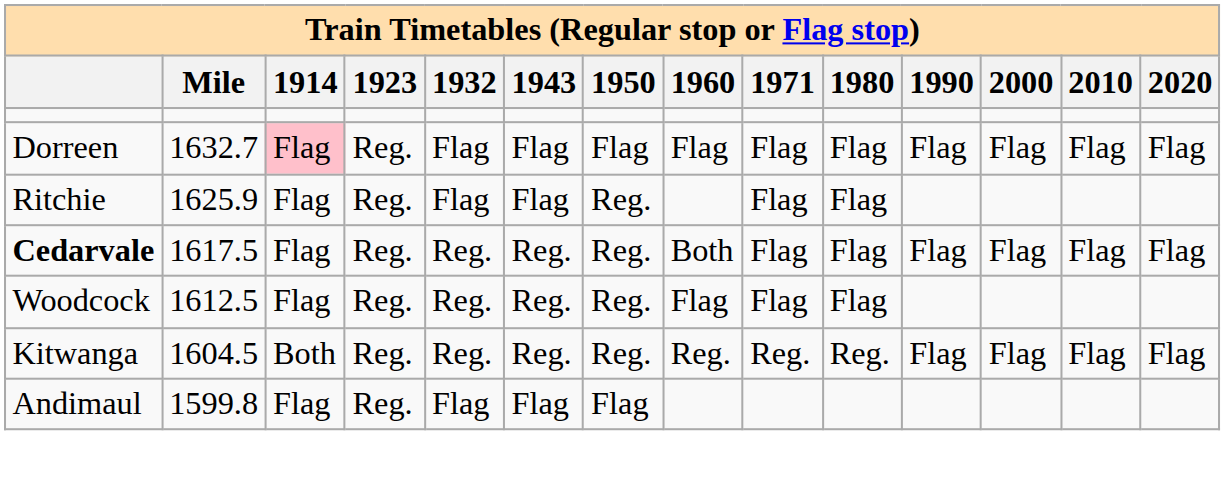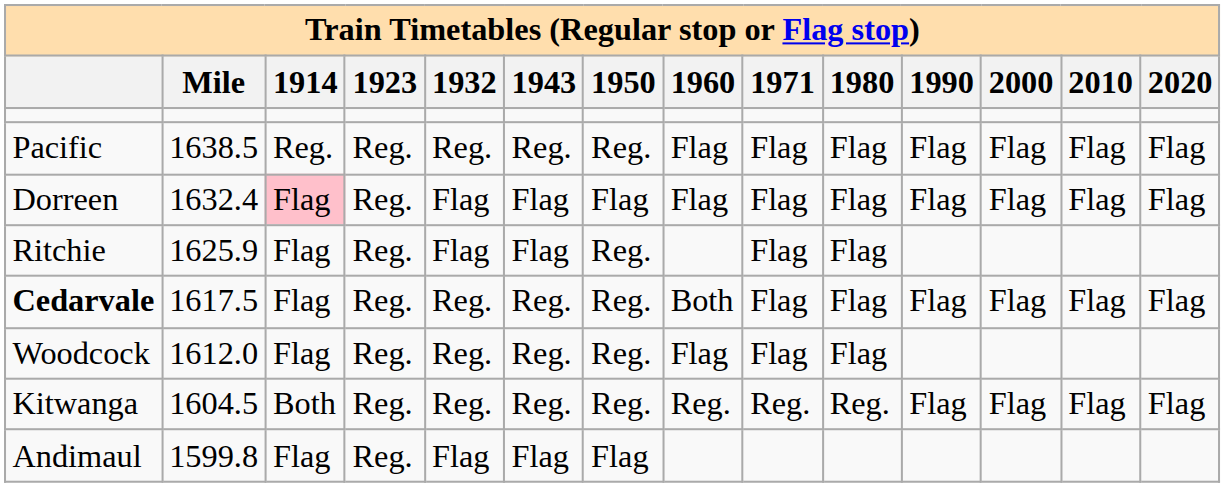+ row: (57, 147)
(214, 147) 1632.7 -> (214, 198) 1632.4
(214, 301) 1612.5 -> (214, 352) 1612.0
